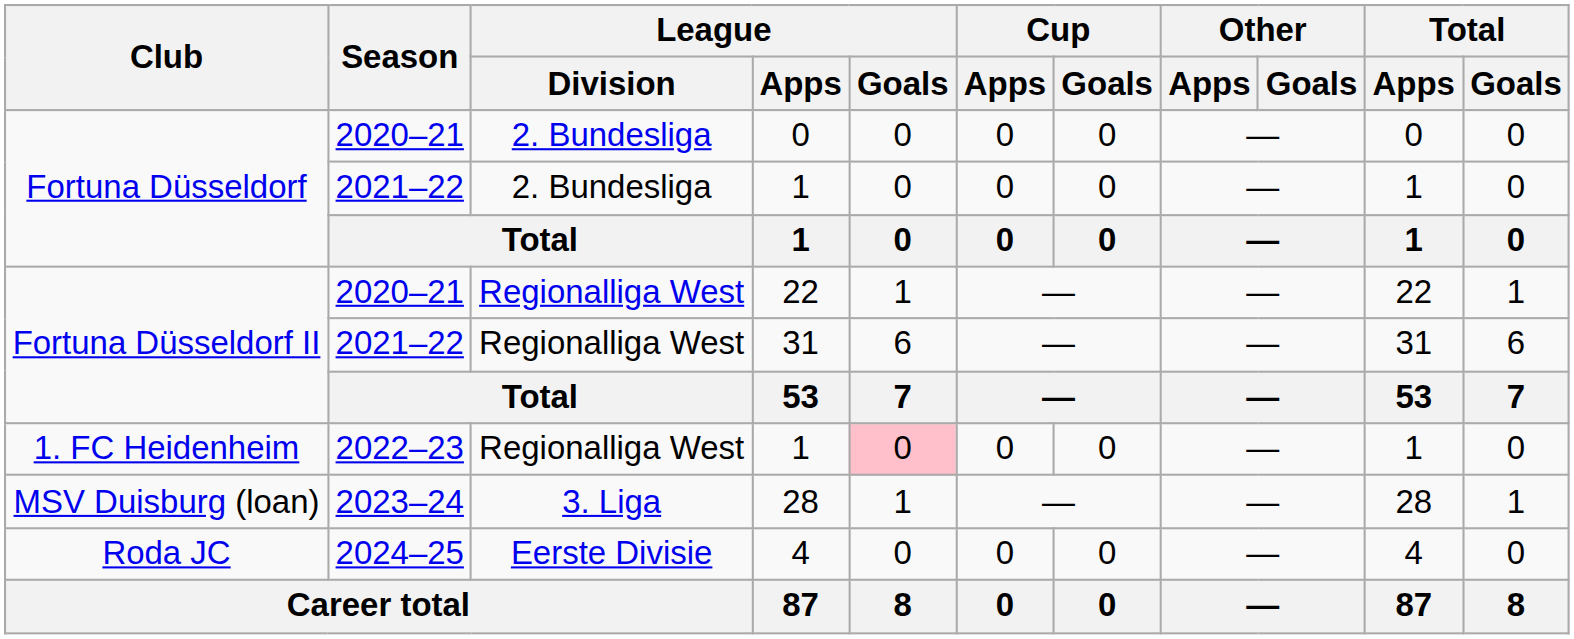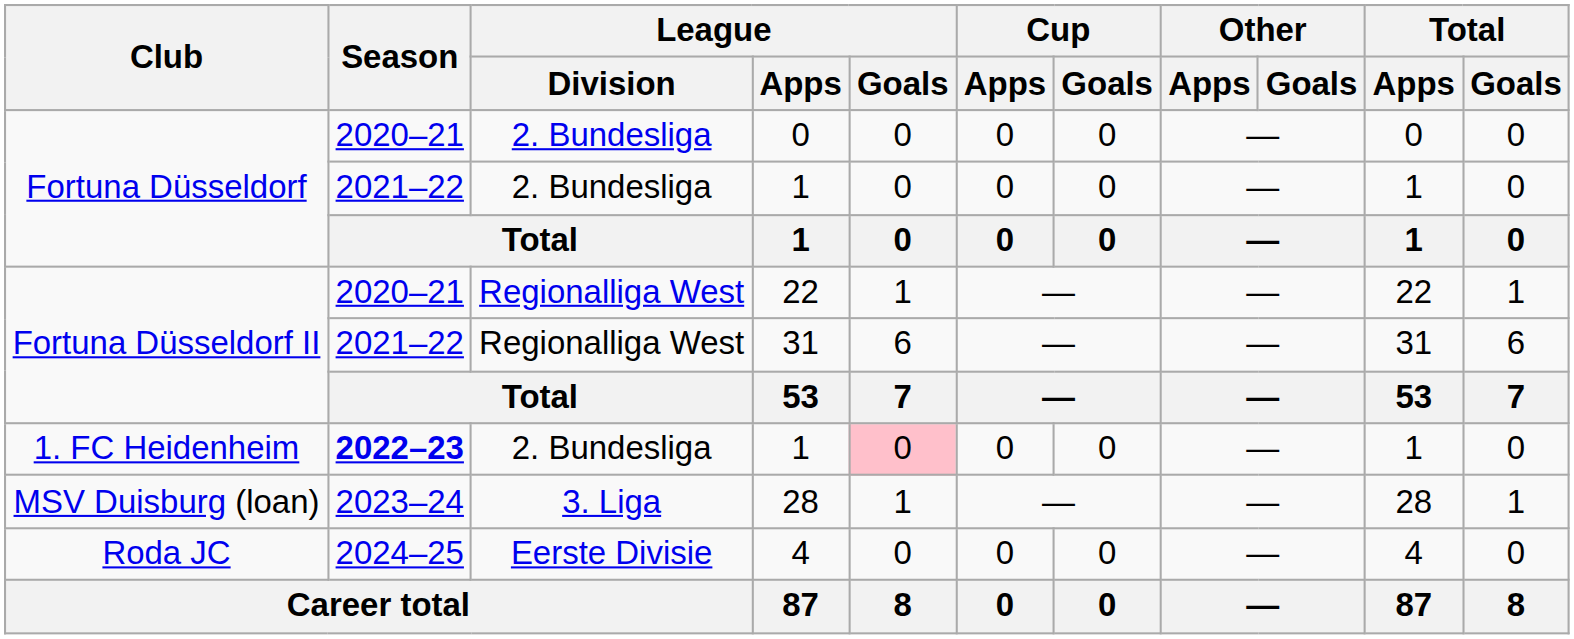(400, 448) normal -> (400, 448) bold
(612, 448) Regionalliga West -> (612, 448) 2. Bundesliga
